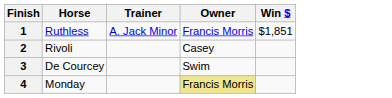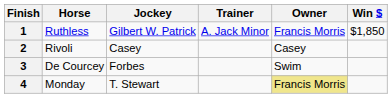+ column: (153, 13)
(276, 31) $1,851 -> (367, 31) $1,850
